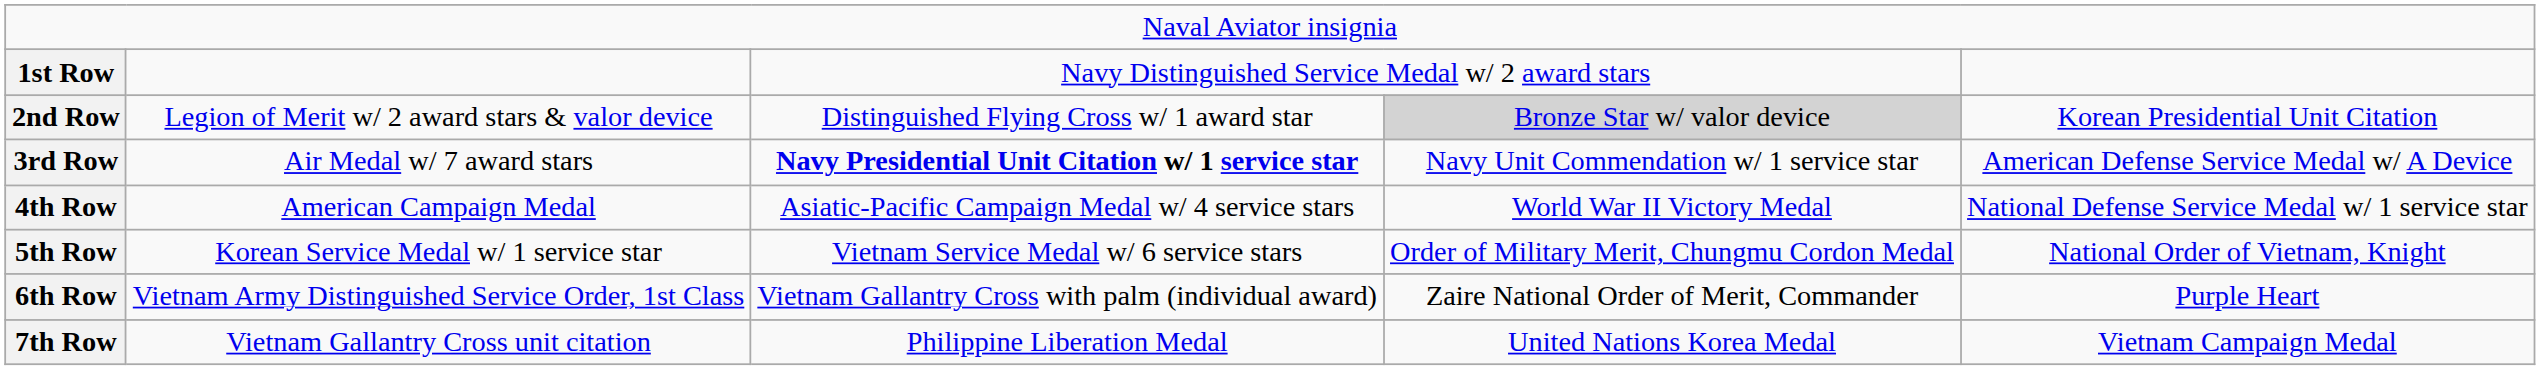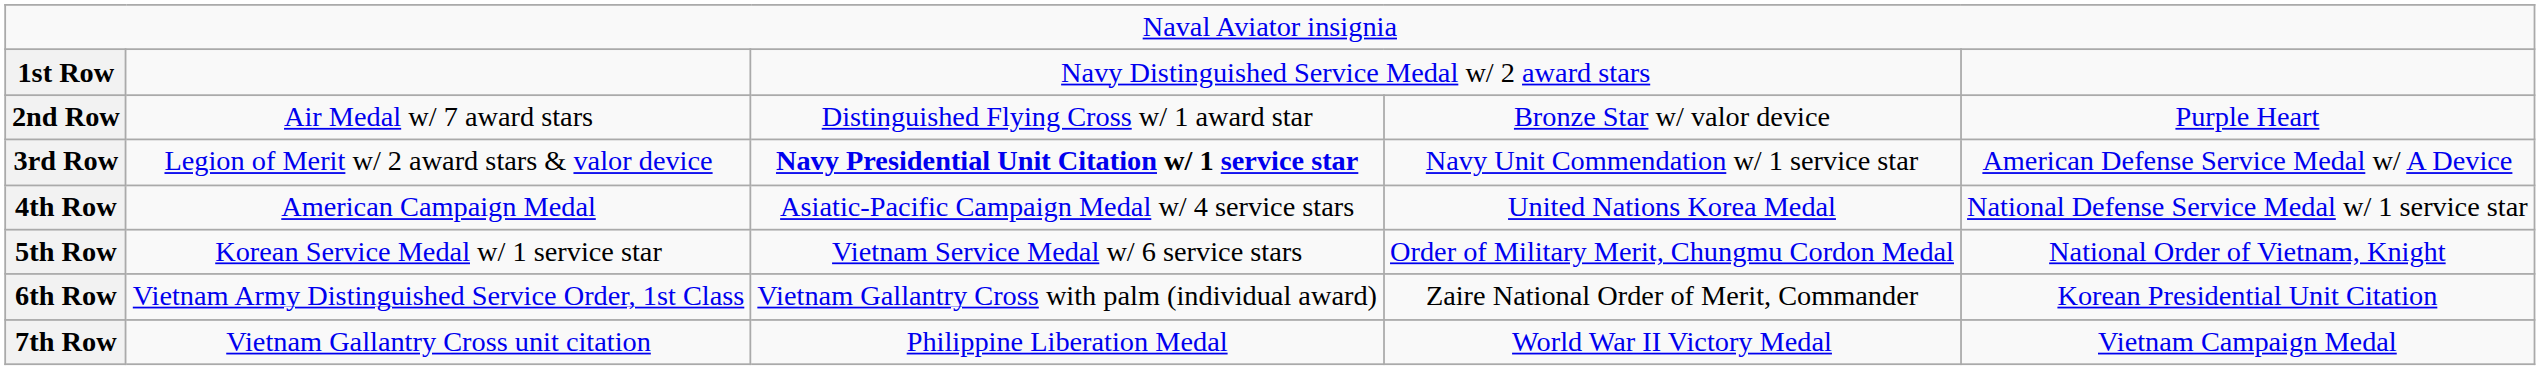(439, 116) Legion of Merit w/ 2 award stars & valor device -> (439, 116) Air Medal w/ 7 award stars
(1672, 116) lightgrey background -> (1672, 116) no background
(2247, 116) Korean Presidential Unit Citation -> (2247, 116) Purple Heart
(439, 161) Air Medal w/ 7 award stars -> (439, 161) Legion of Merit w/ 2 award stars & valor device
(1672, 206) World War II Victory Medal -> (1672, 206) United Nations Korea Medal
(2247, 296) Purple Heart -> (2247, 296) Korean Presidential Unit Citation
(1672, 341) United Nations Korea Medal -> (1672, 341) World War II Victory Medal
